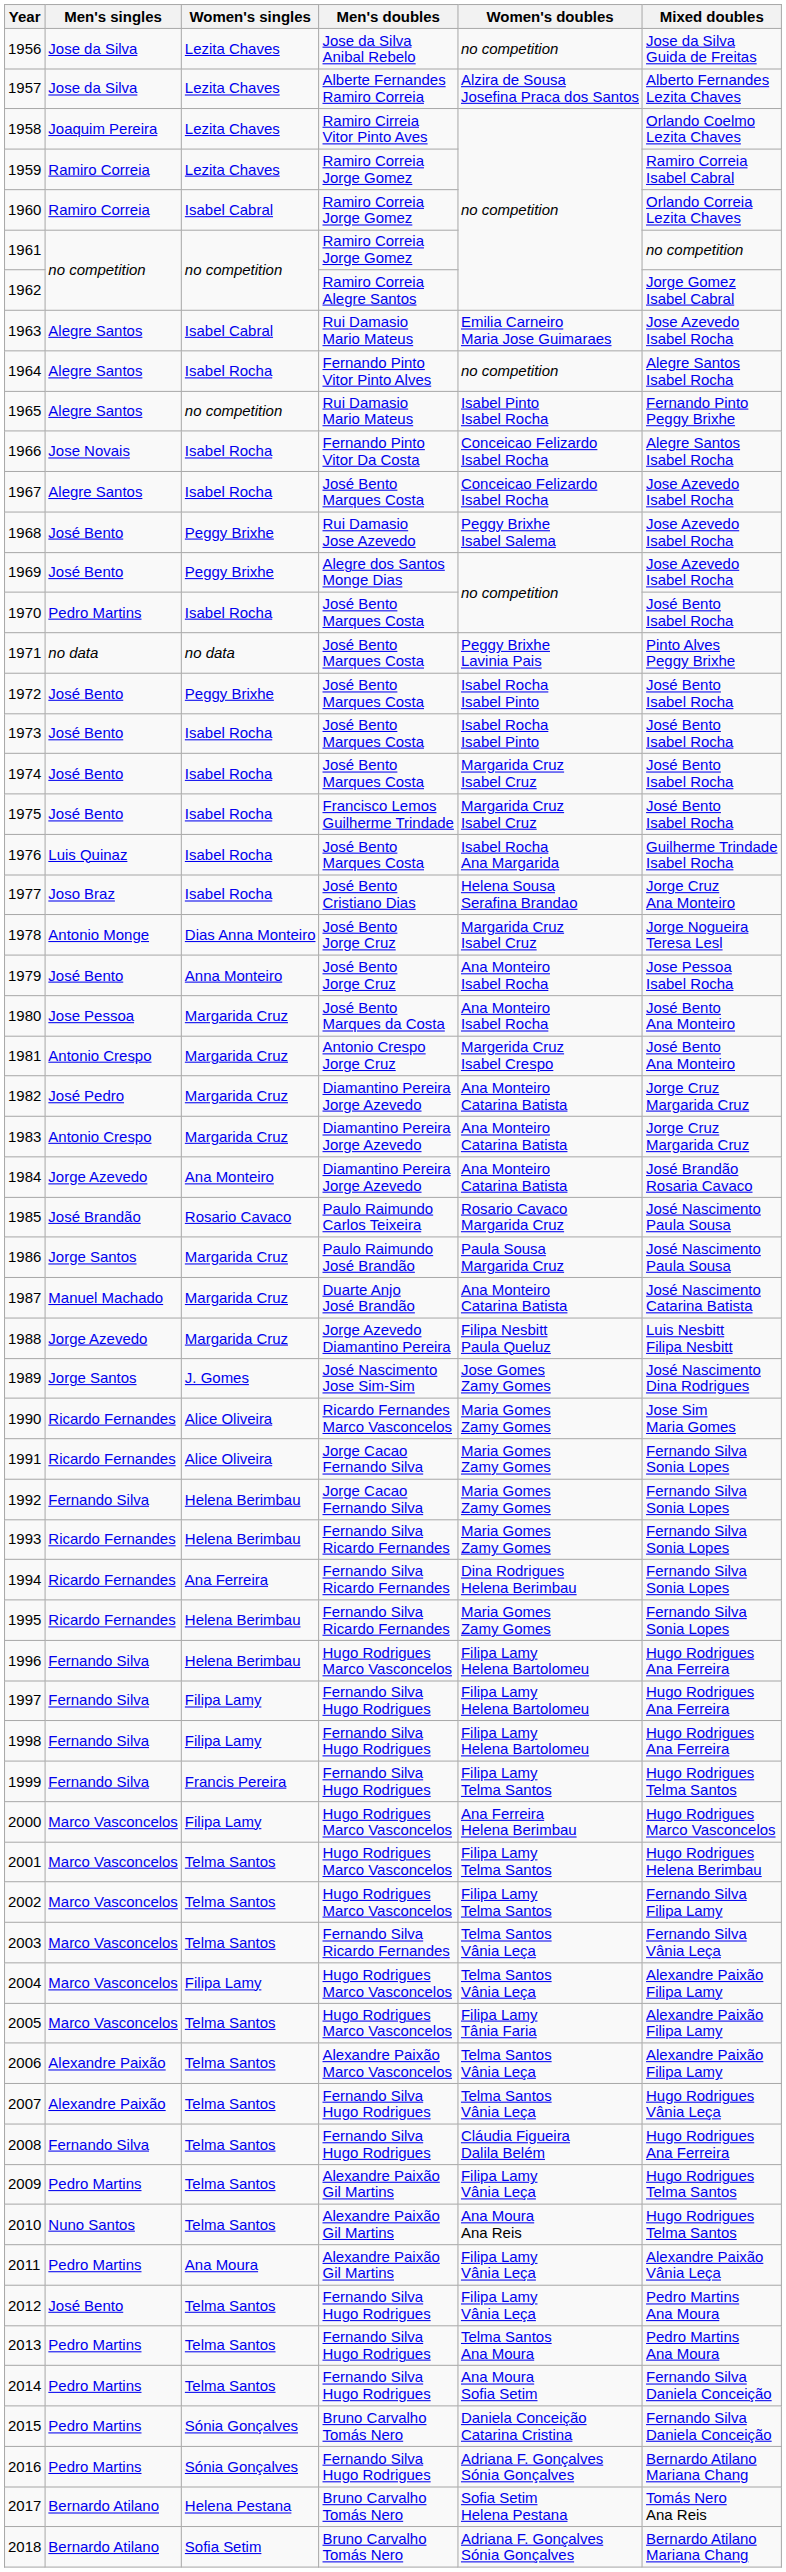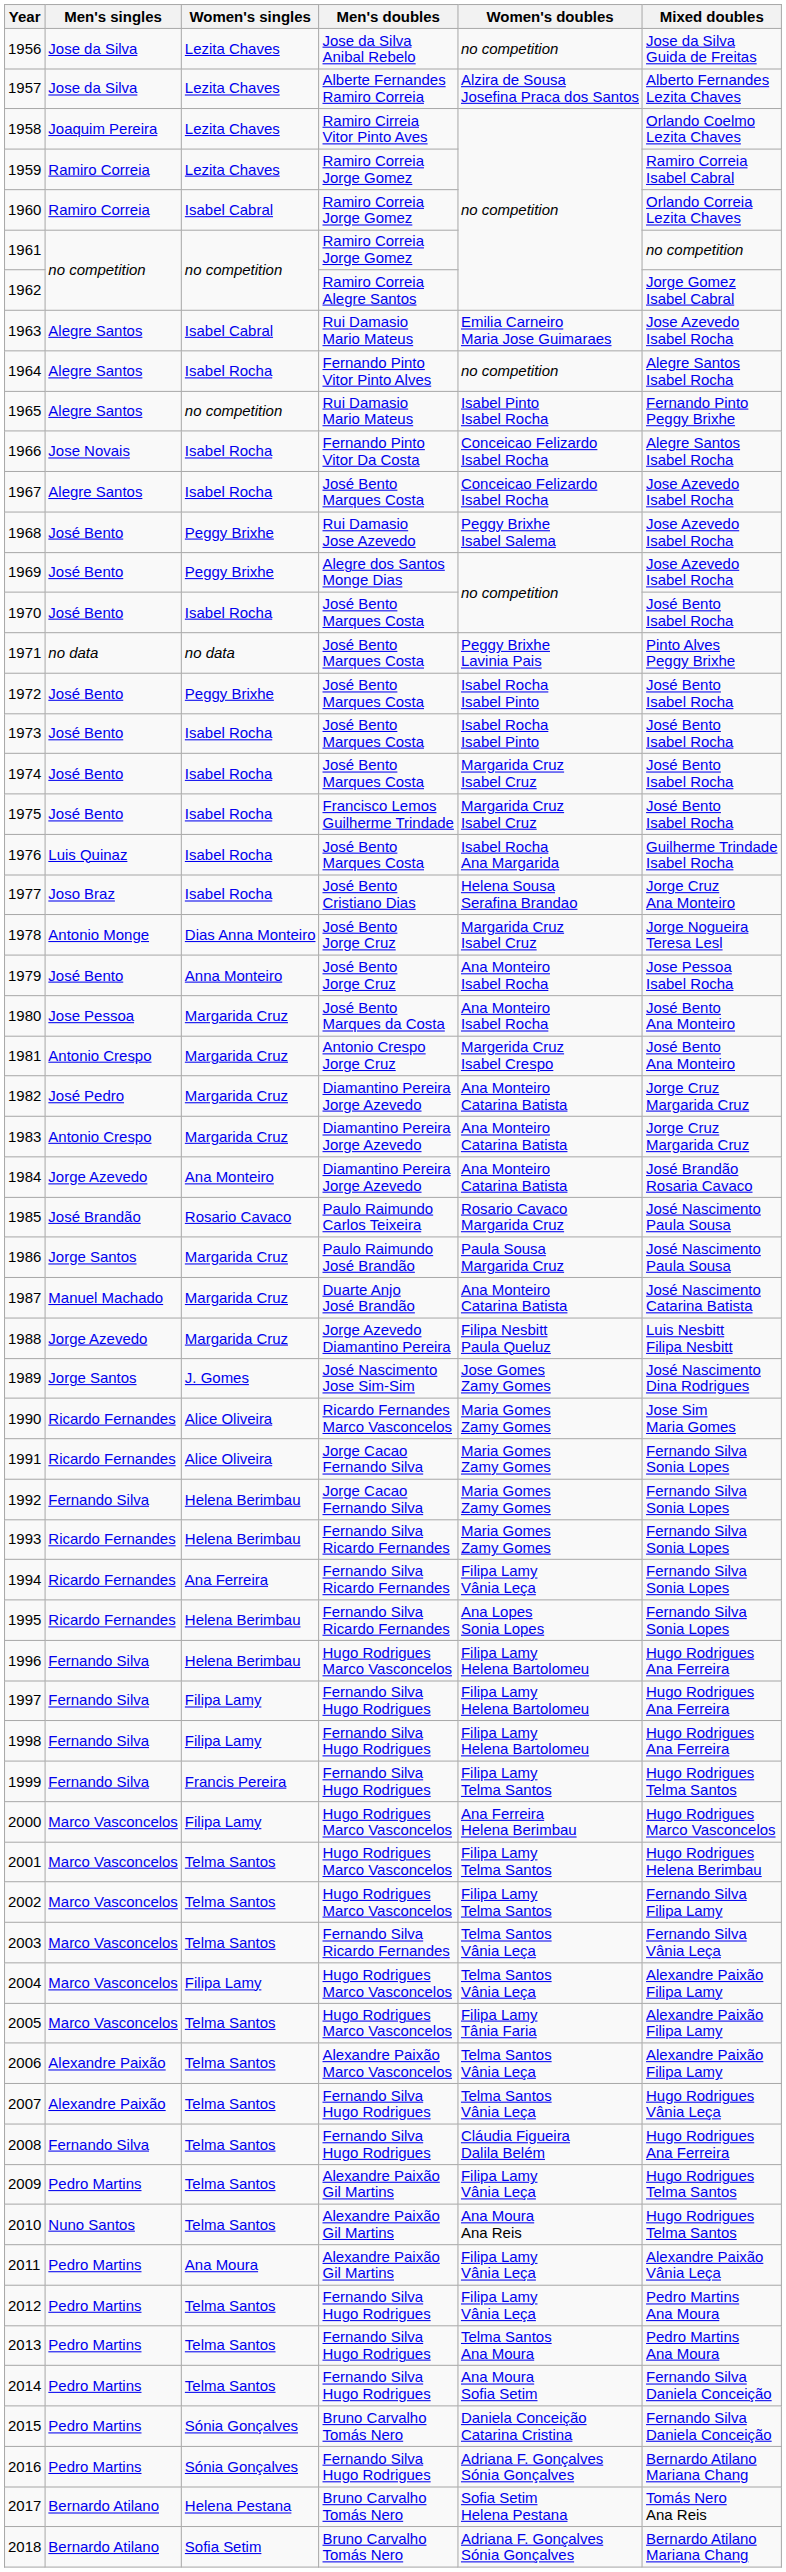(95, 613) Pedro Martins -> (86, 613) José Bento
(519, 1580) Dina Rodrigues Helena Berimbau -> (499, 1580) Filipa Lamy Vânia Leça
(506, 1620) Maria Gomes Zamy Gomes -> (503, 1620) Ana Lopes Sonia Lopes
(86, 2306) José Bento -> (95, 2306) Pedro Martins
